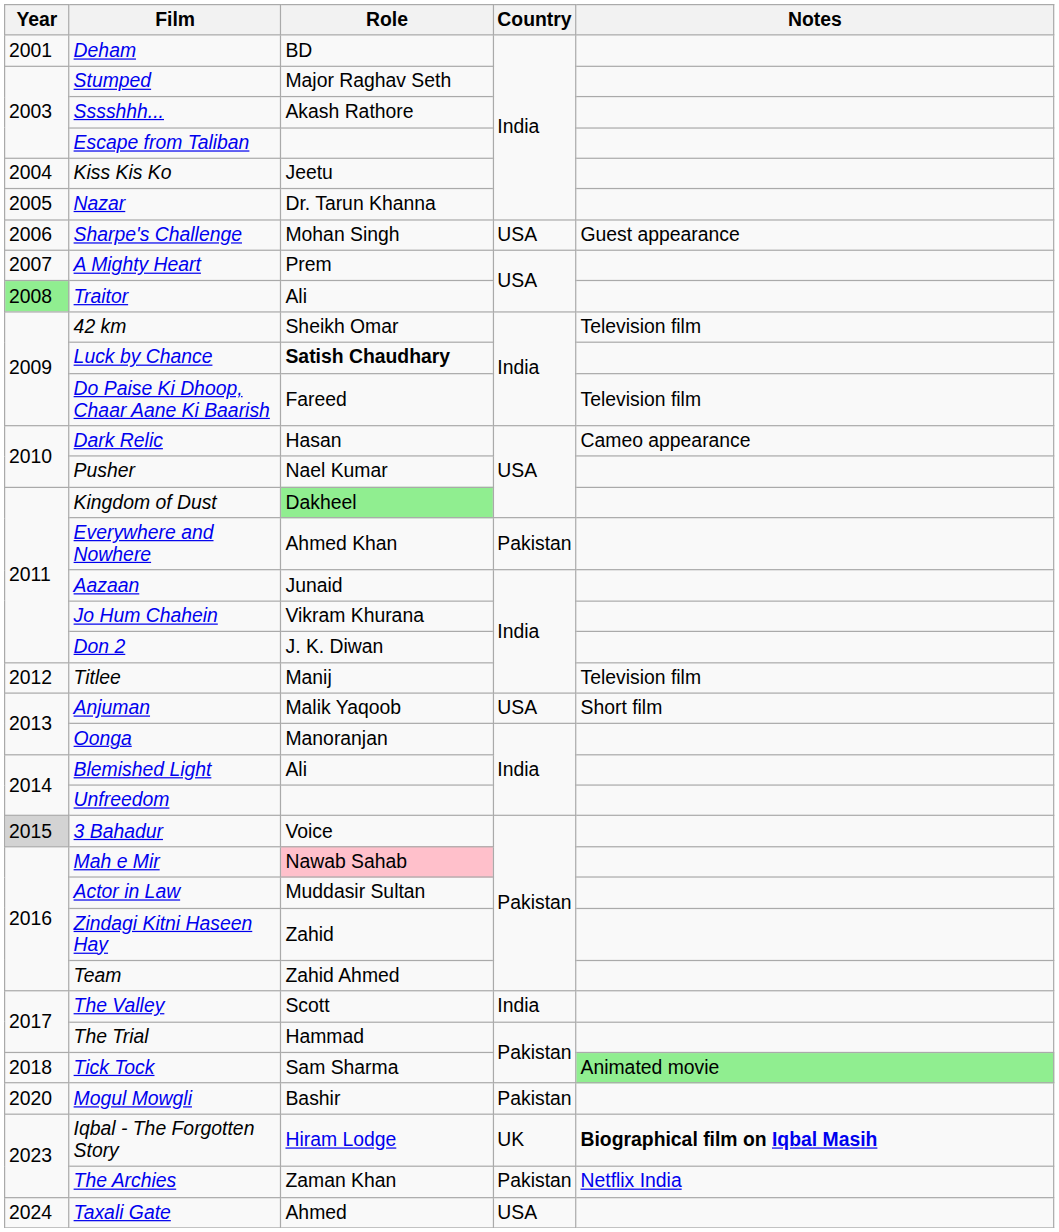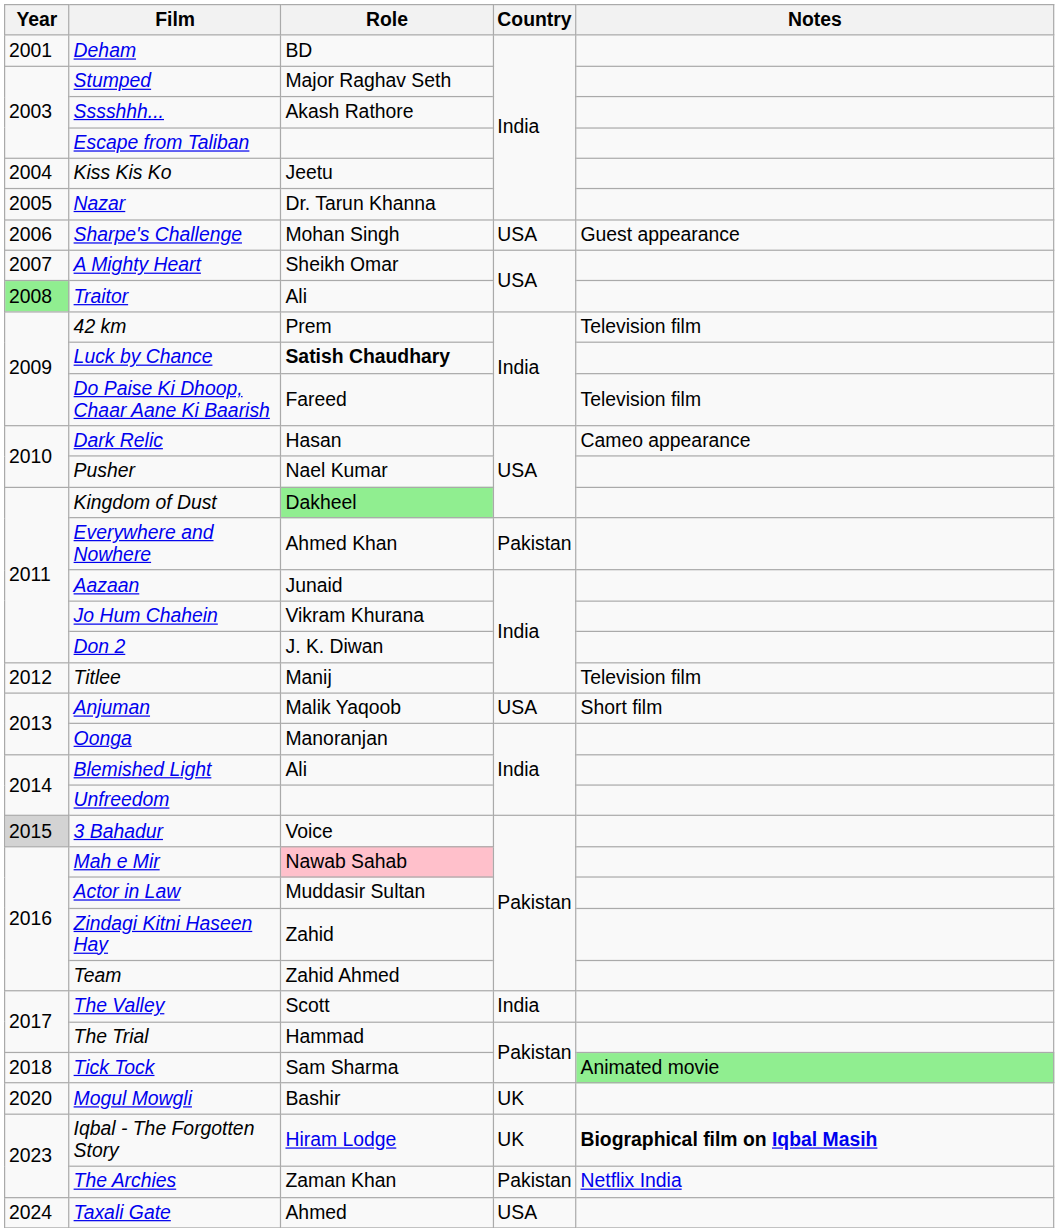(309, 265) Prem -> (342, 265) Sheikh Omar
(342, 326) Sheikh Omar -> (309, 326) Prem
(534, 1098) Pakistan -> (511, 1098) UK
